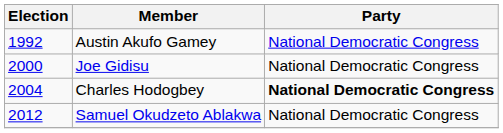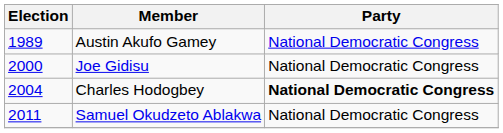(25, 41) 1992 -> (25, 41) 1989
(25, 115) 2012 -> (25, 115) 2011
